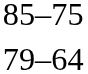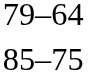rows swapped: (43, 14) <-> (43, 59)
